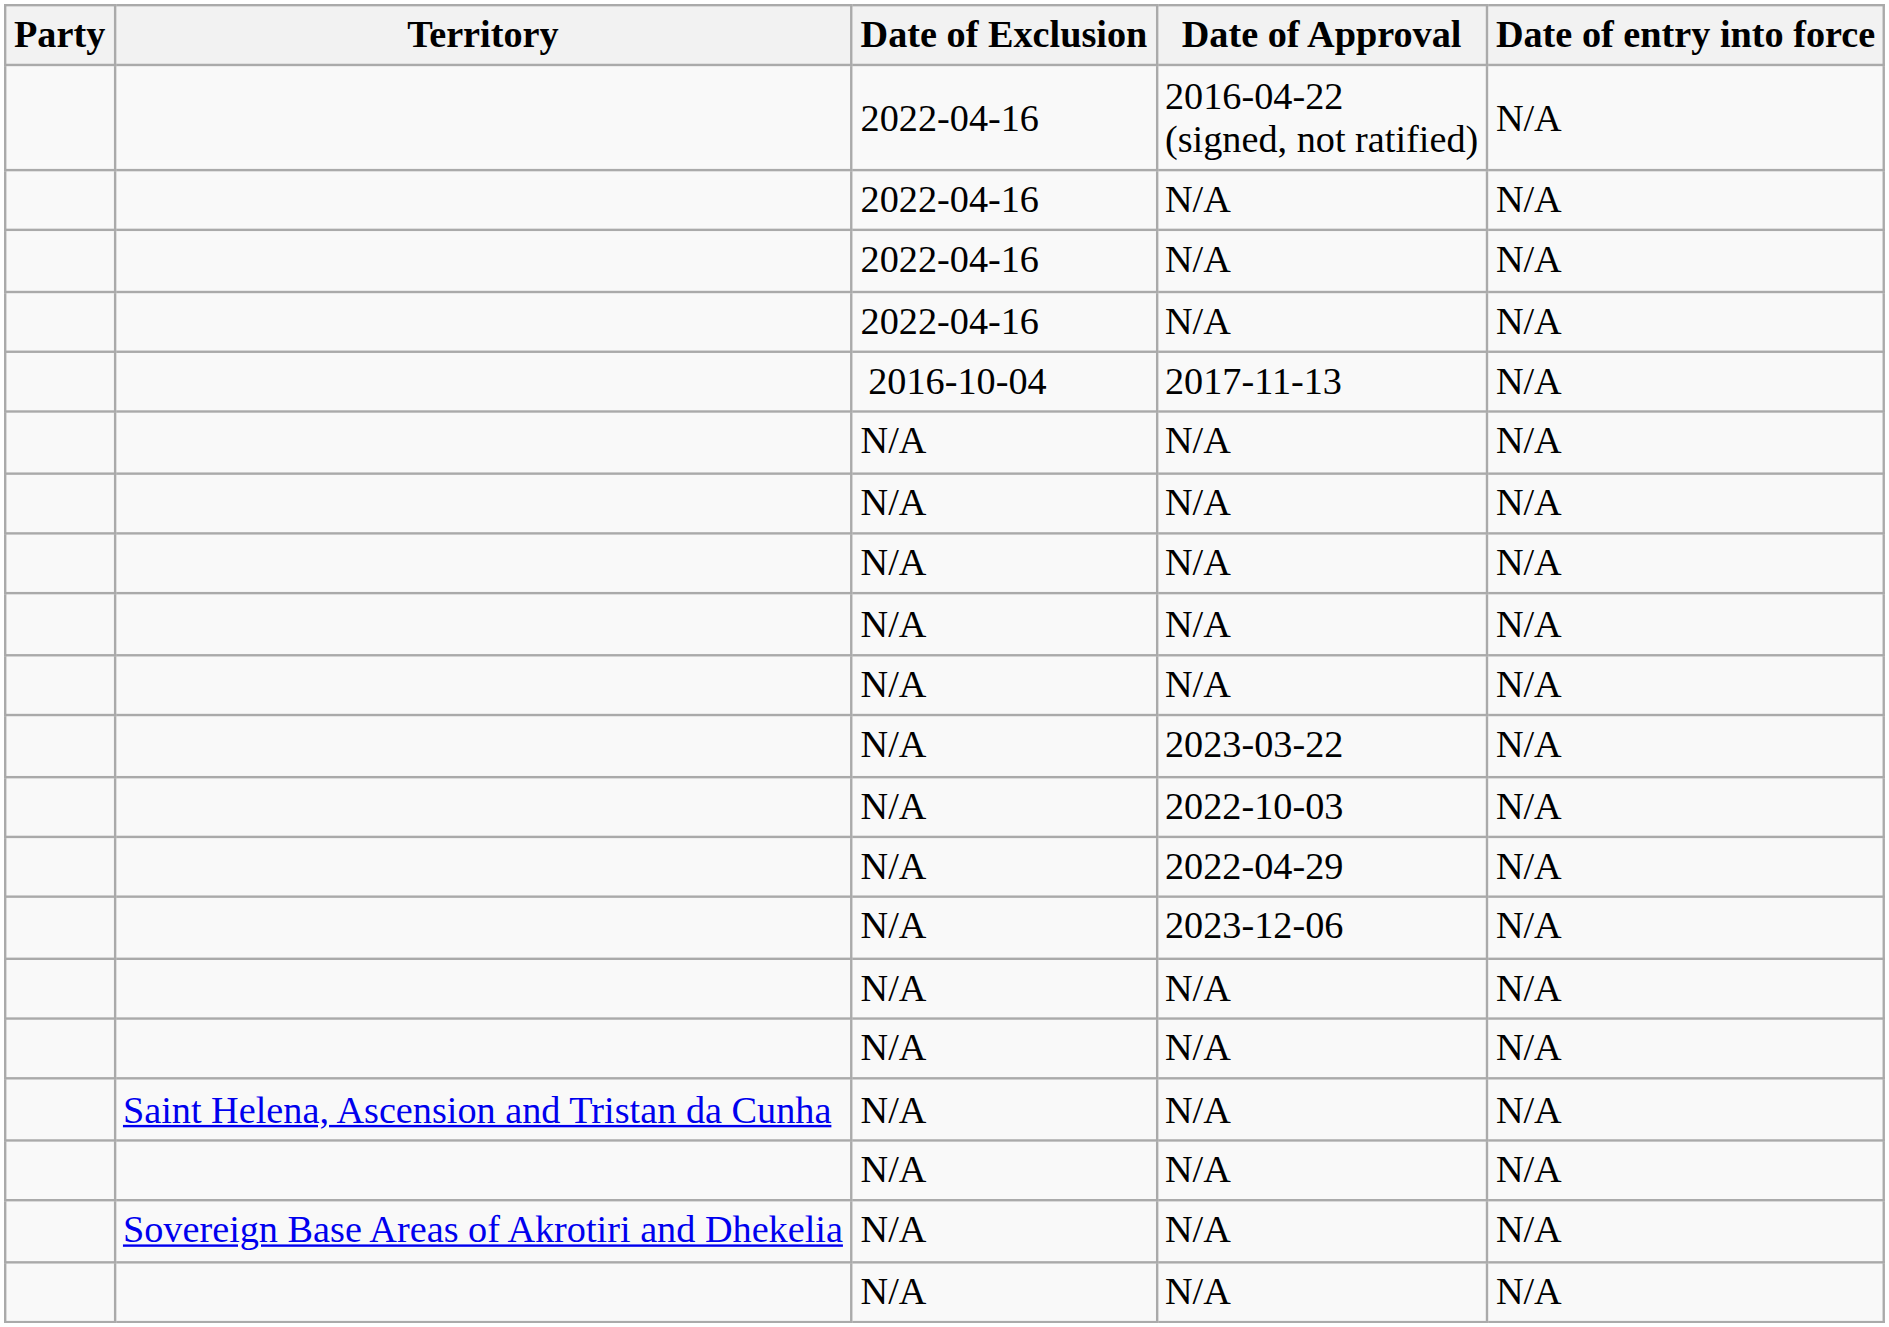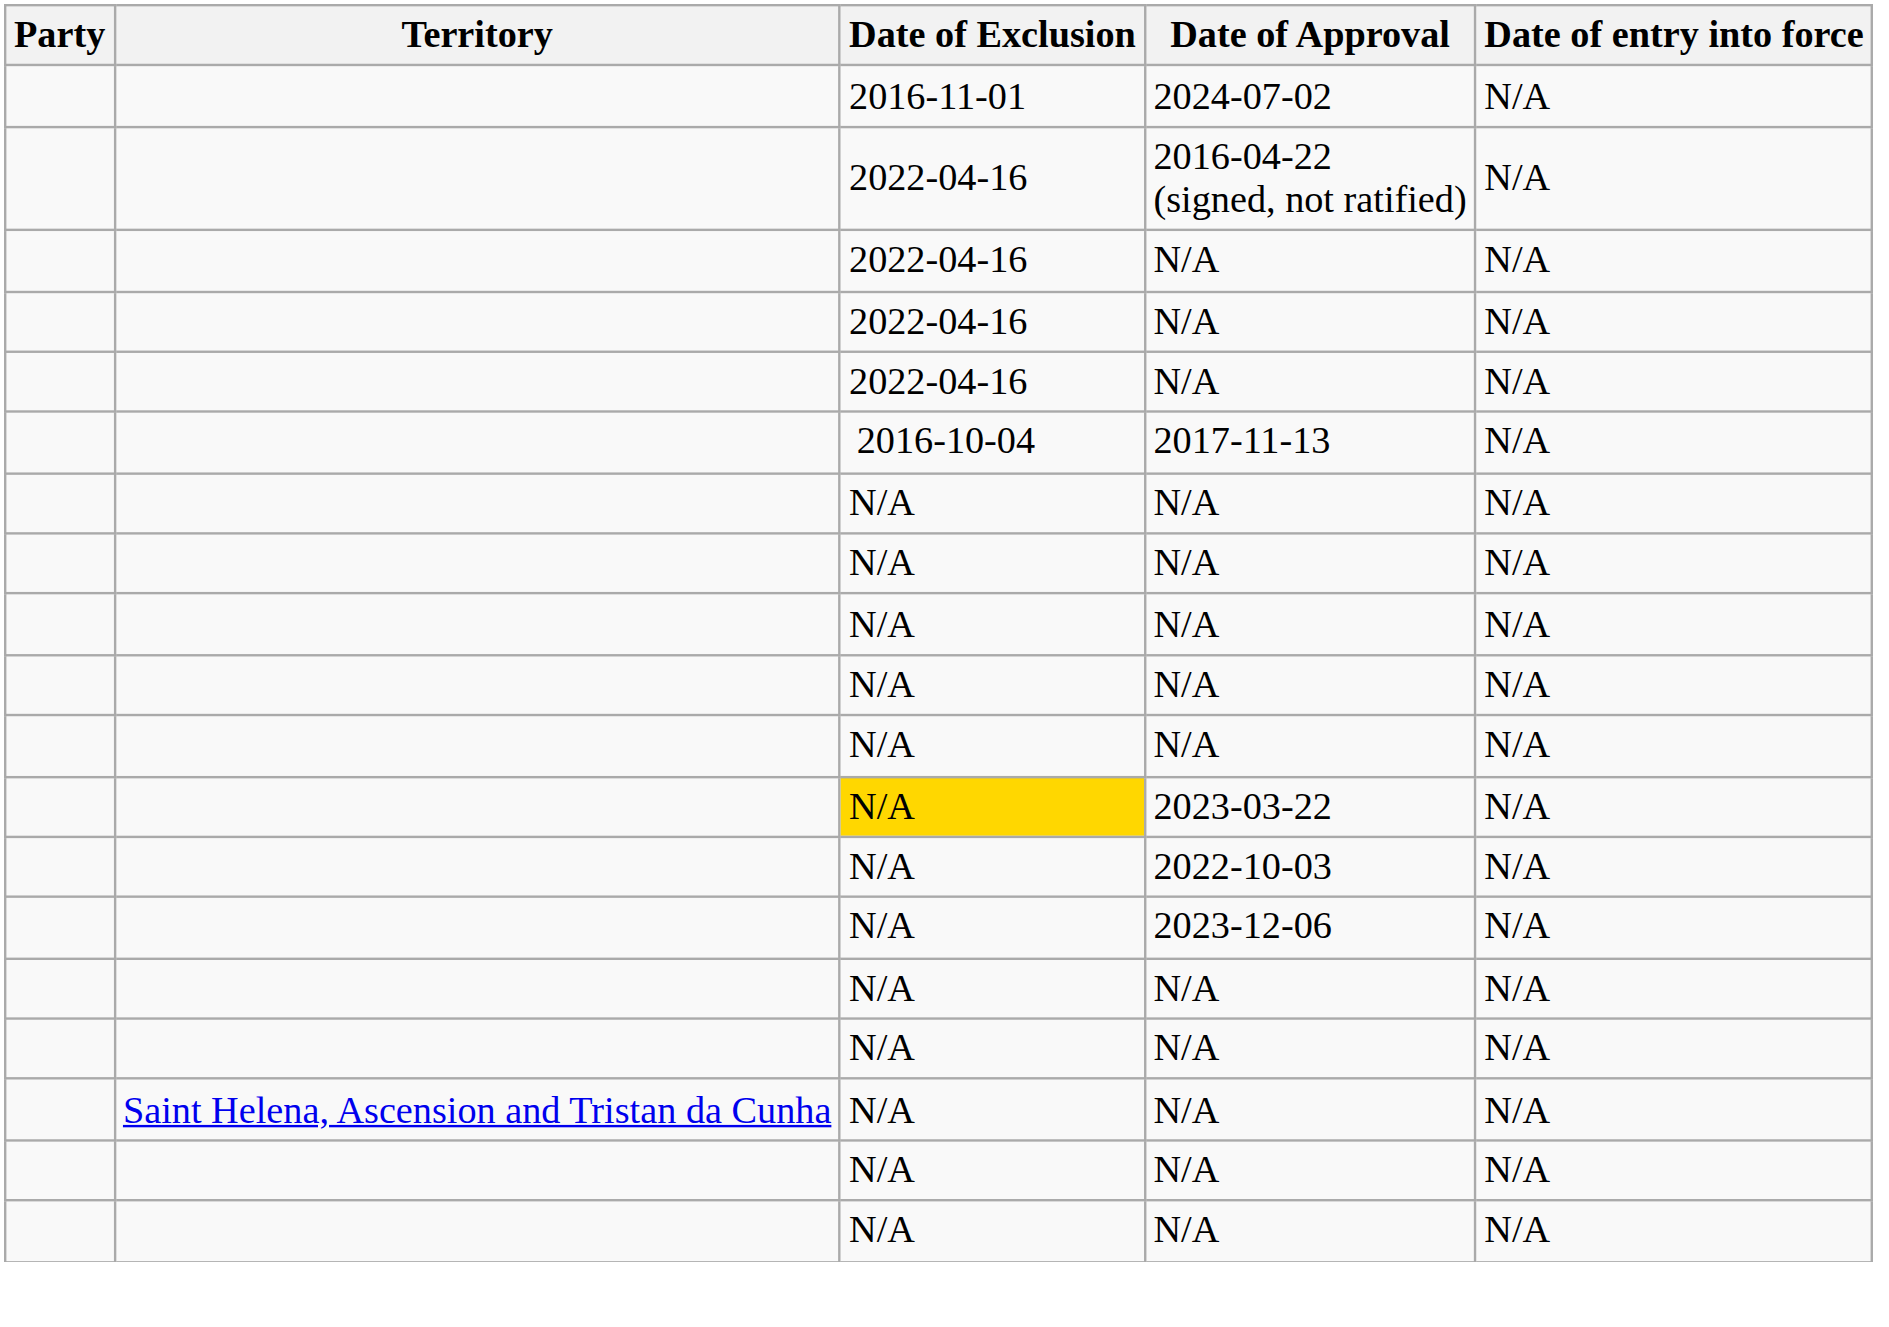+ row: (477, 96)
(893, 744) no background -> (882, 805) gold background
- row: (483, 867)
- row: (483, 1230)
